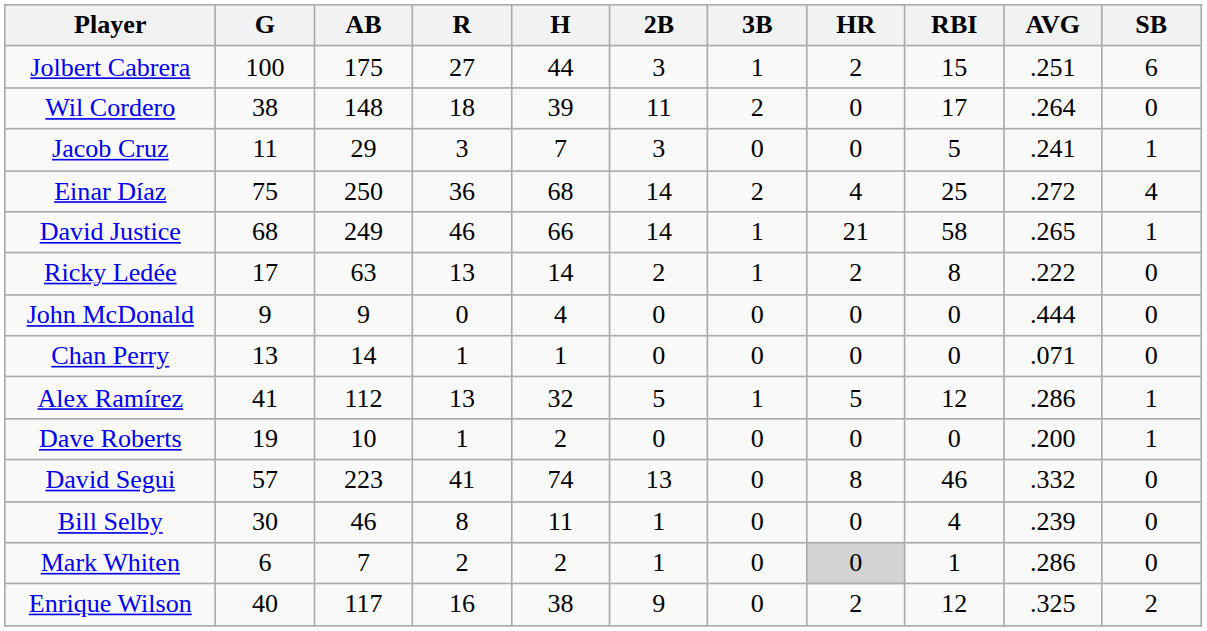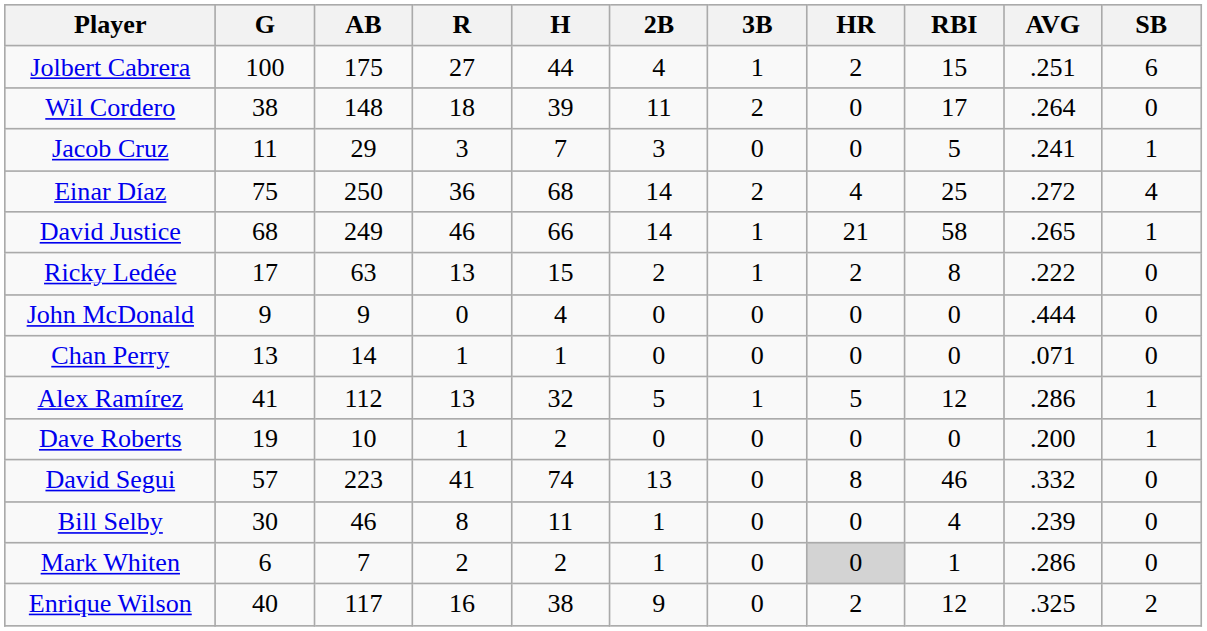(659, 66) 3 -> (659, 66) 4
(560, 273) 14 -> (560, 273) 15
